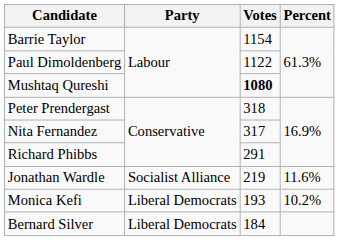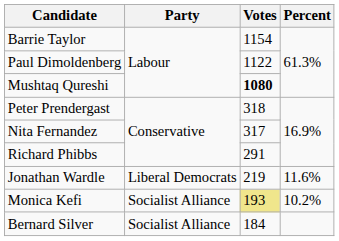(179, 177) Socialist Alliance -> (182, 177) Liberal Democrats
(182, 200) Liberal Democrats -> (179, 200) Socialist Alliance
(254, 200) no background -> (254, 200) khaki background
(182, 223) Liberal Democrats -> (179, 223) Socialist Alliance
